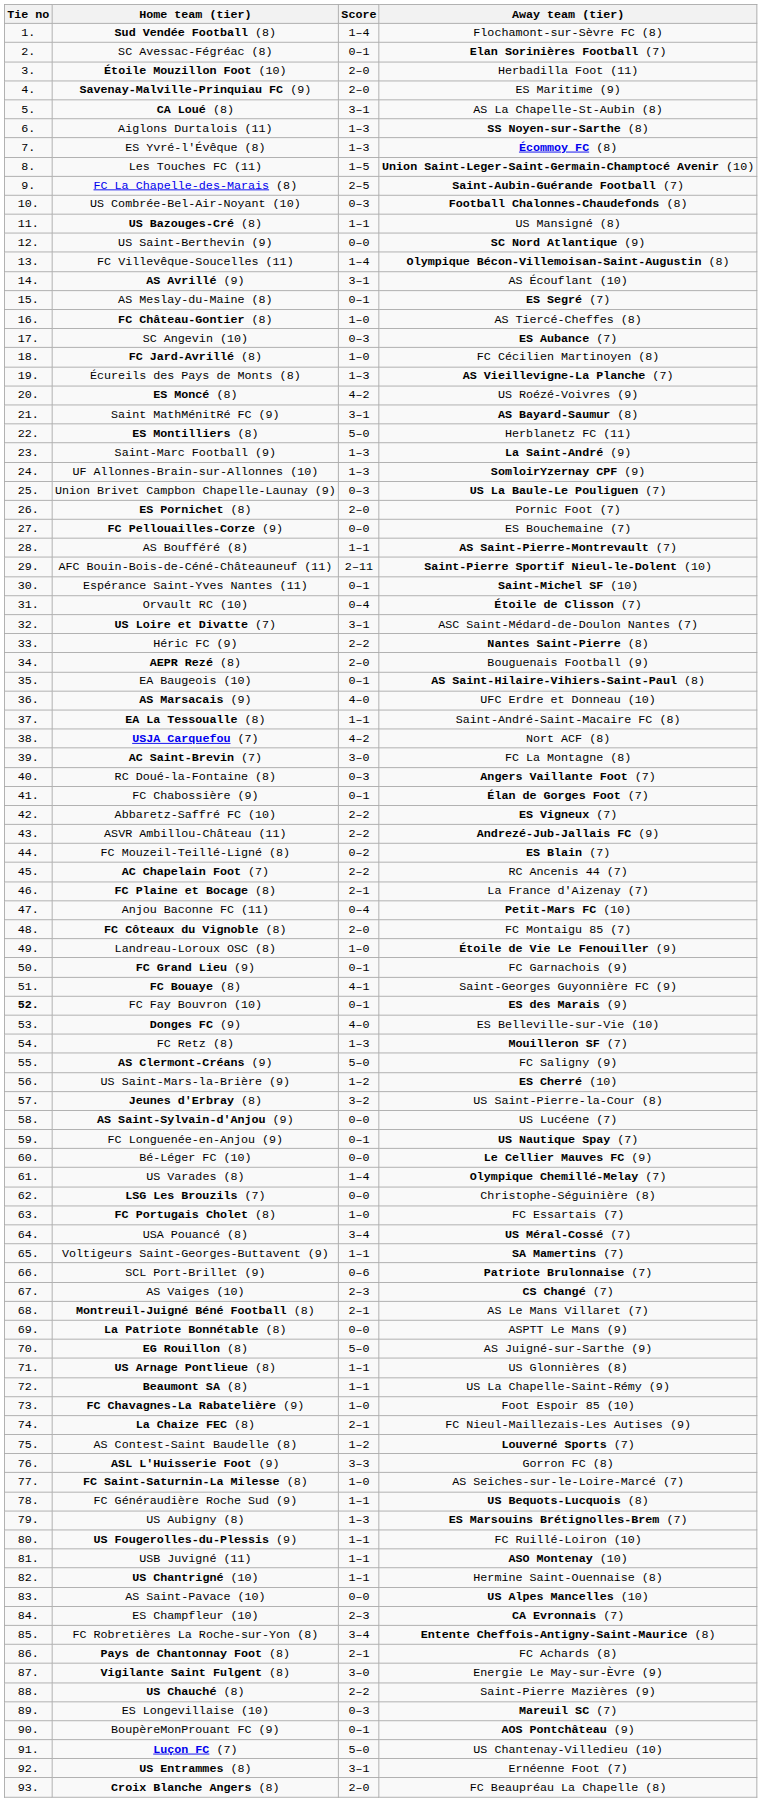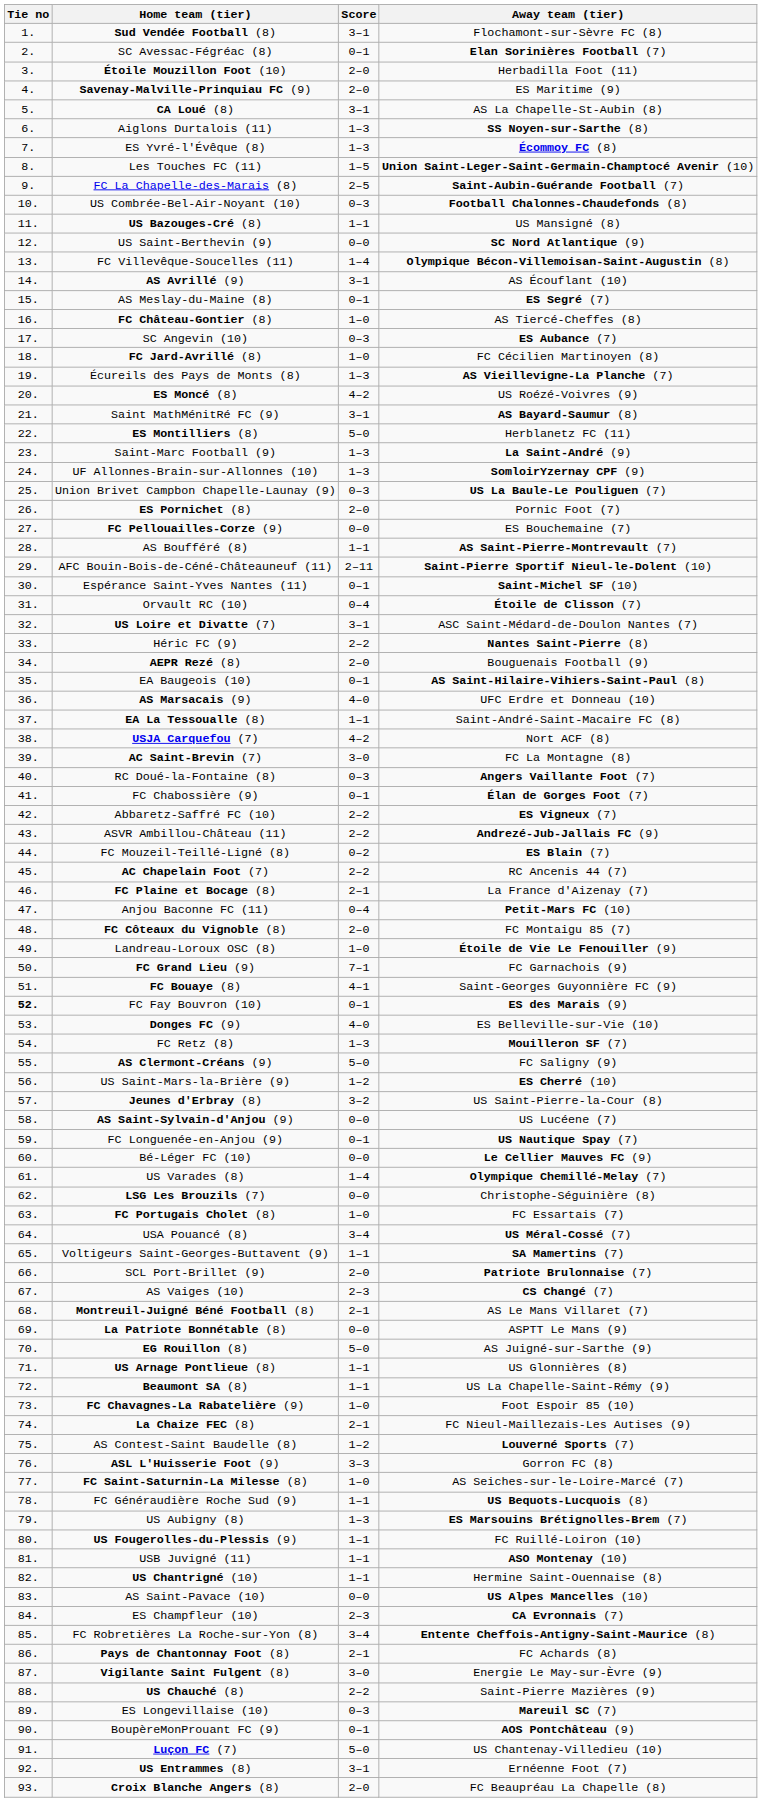(359, 33) 1–4 -> (359, 33) 3–1
(359, 967) 0–1 -> (359, 967) 7–1
(359, 1273) 0–6 -> (359, 1273) 2–0
